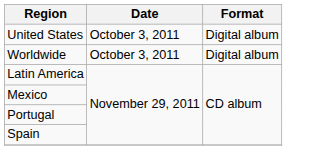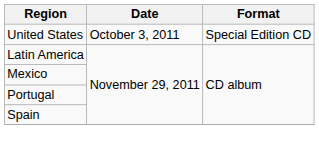(242, 34) Digital album -> (258, 34) Special Edition CD
- row: (37, 54)
